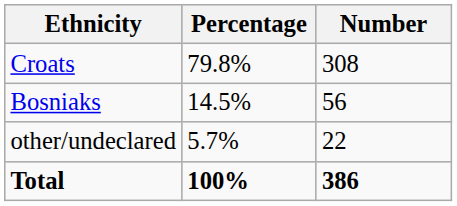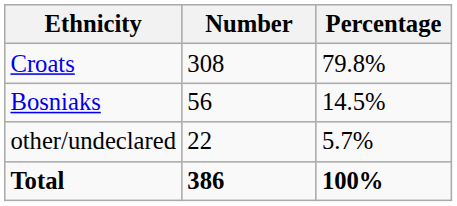columns swapped: (384, 24) <-> (249, 24)
